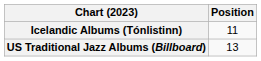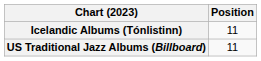(232, 47) 13 -> (232, 47) 11
